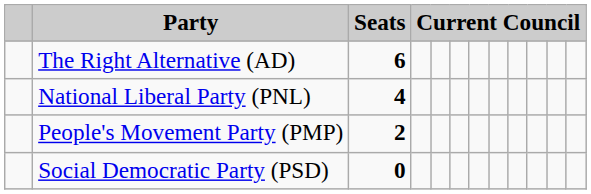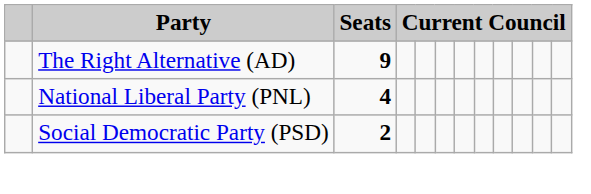(400, 59) 6 -> (385, 59) 9
- row: (191, 133)
(400, 170) 0 -> (385, 133) 2
